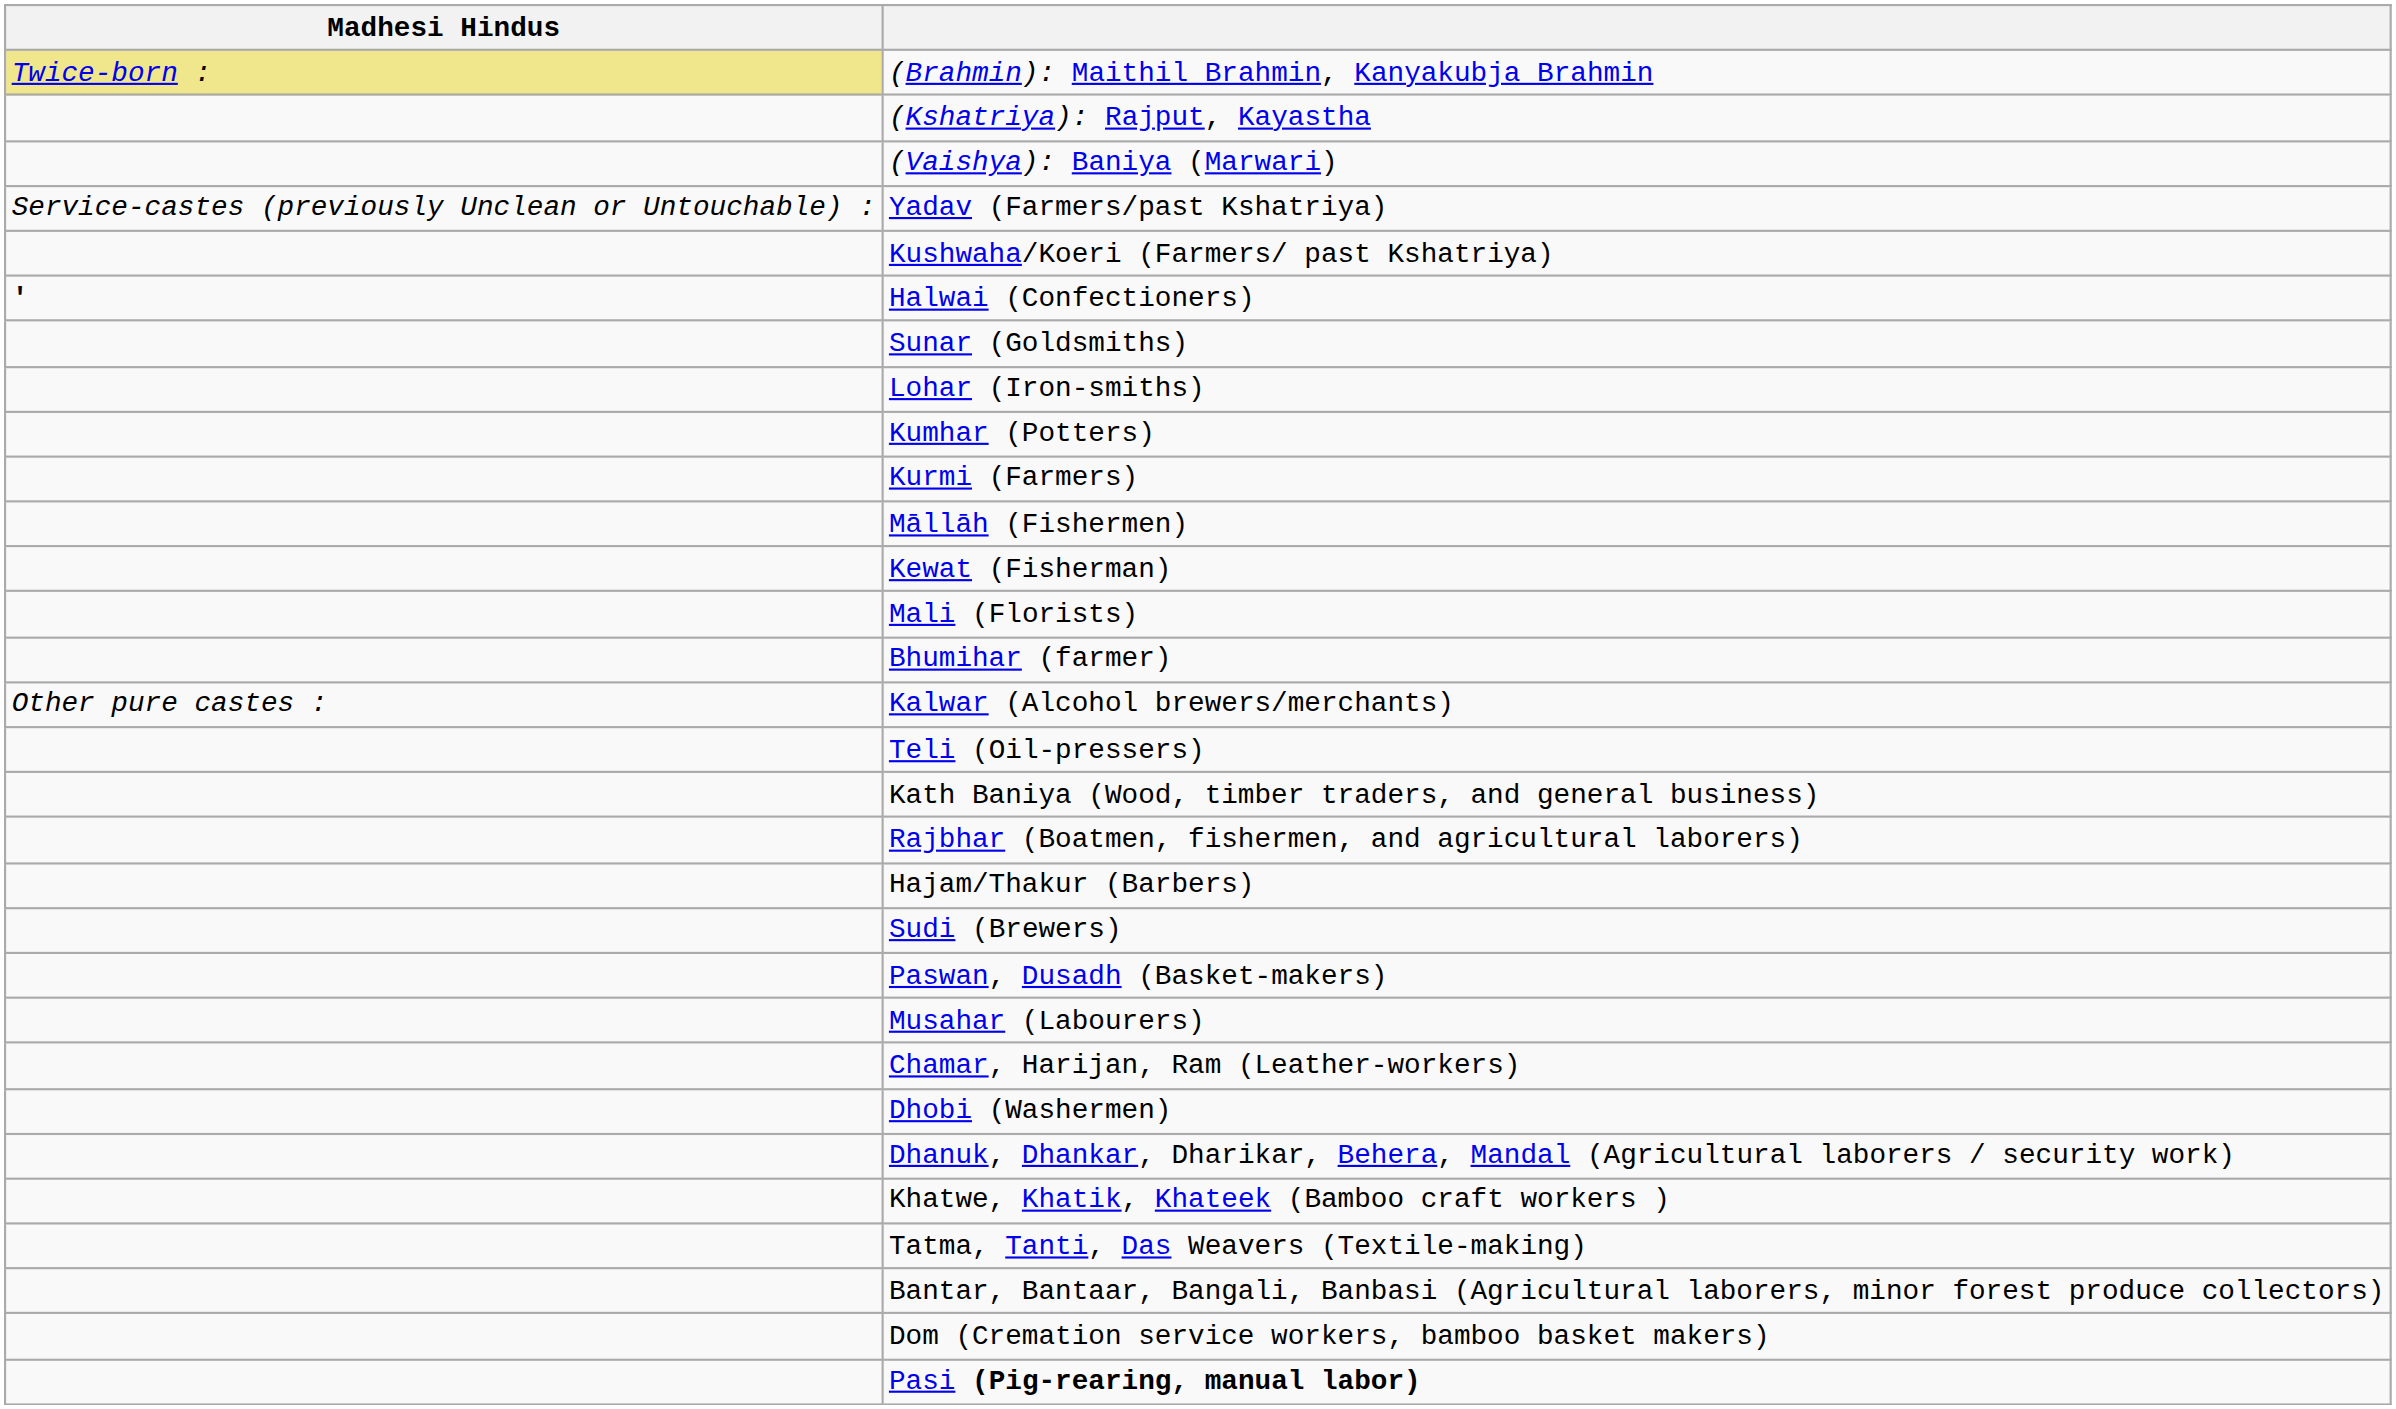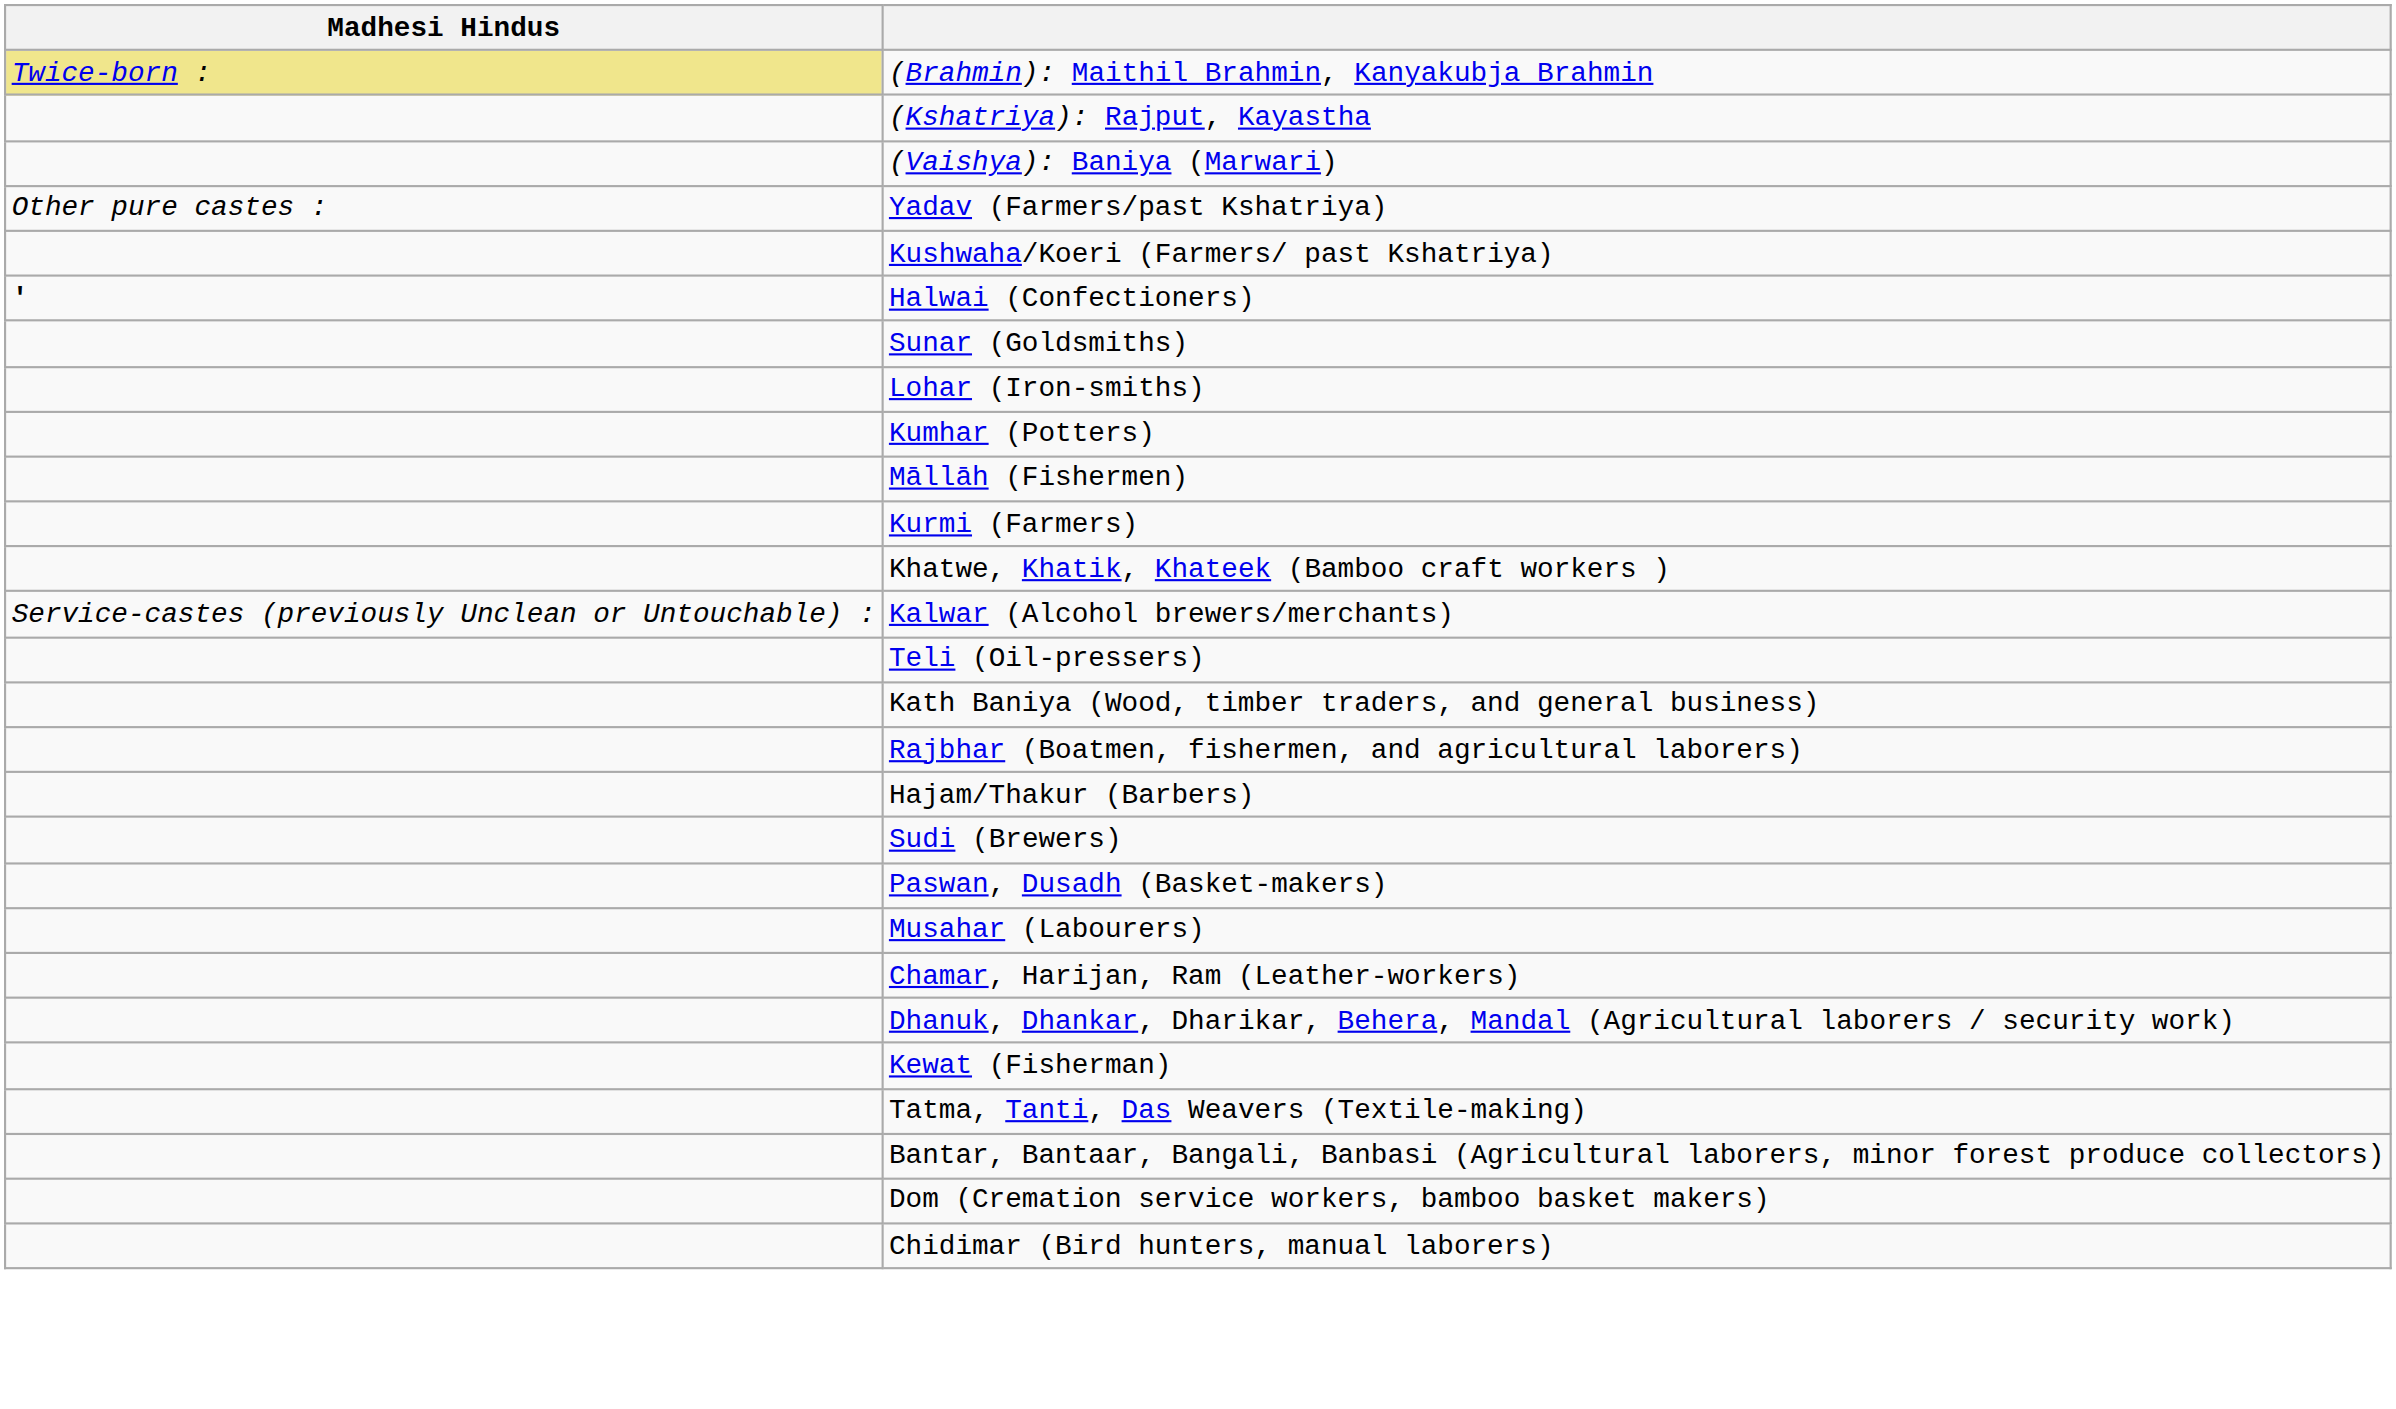(444, 208) Service-castes (previously Unclean or Untouchable) : -> (170, 208) Other pure castes :
rows swapped: (1014, 479) <-> (1038, 524)
rows swapped: (1030, 569) <-> (1279, 1201)
- row: (1014, 614)
- row: (1030, 659)
(170, 705) Other pure castes : -> (444, 614) Service-castes (previously Unclean or Untouchable) :
- row: (1030, 1111)
+ row: (1221, 1246)
- row: (1155, 1382)
